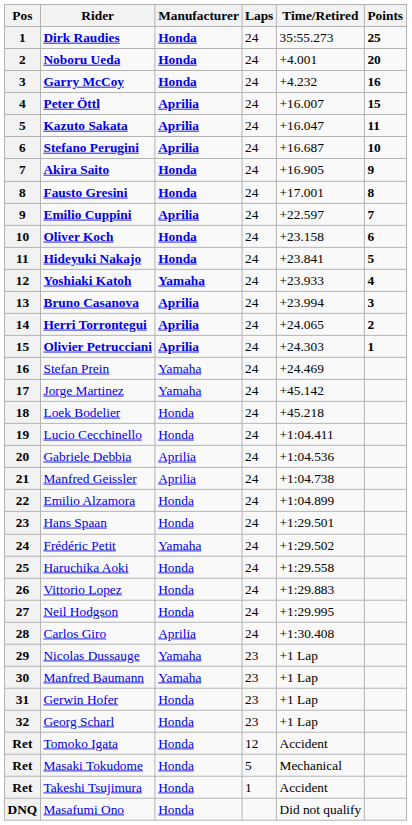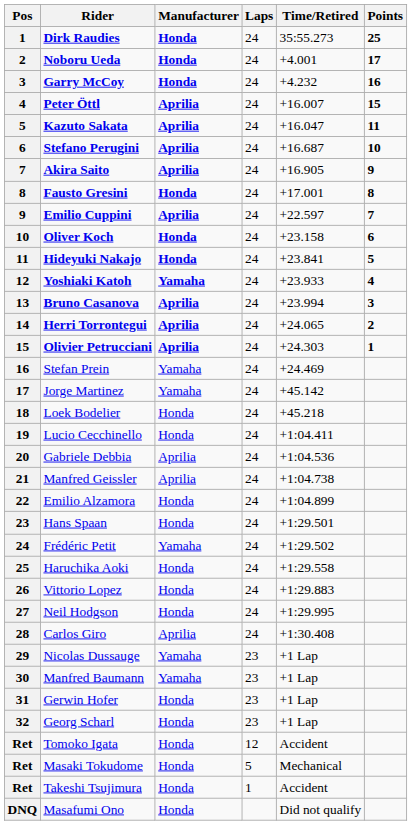(374, 59) 20 -> (374, 59) 17
(177, 170) Honda -> (179, 170) Aprilia
